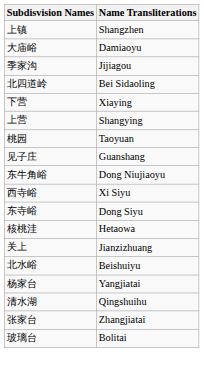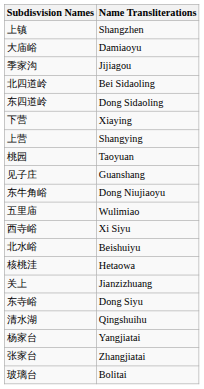+ row: (27, 102)
+ row: (22, 211)
rows swapped: (22, 211) <-> (22, 265)
rows swapped: (22, 301) <-> (22, 283)
